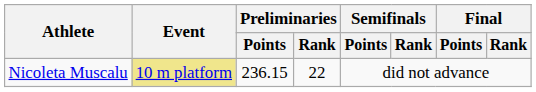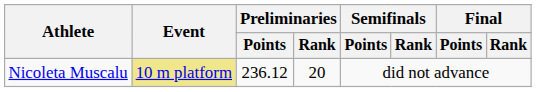(265, 72) 236.15 -> (265, 72) 236.12
(317, 72) 22 -> (317, 72) 20
